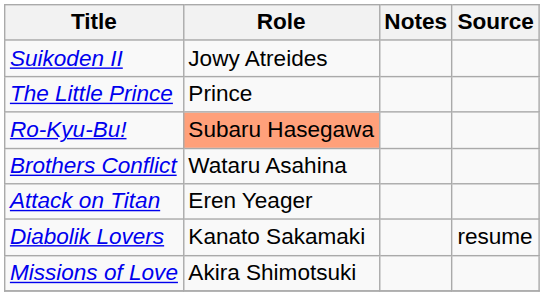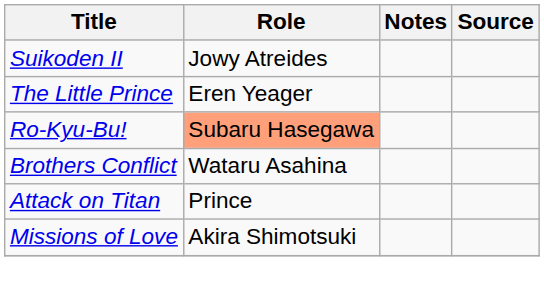(220, 93) Prince -> (250, 93) Eren Yeager
(250, 201) Eren Yeager -> (220, 201) Prince
- row: (87, 237)
